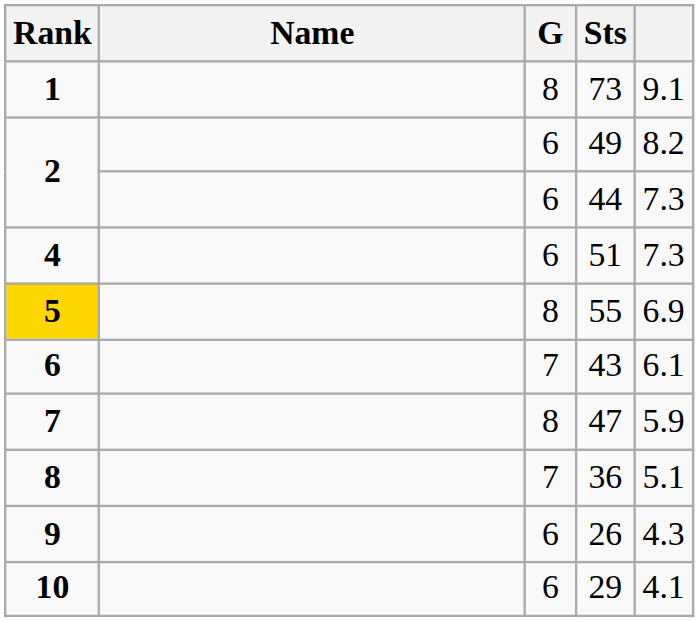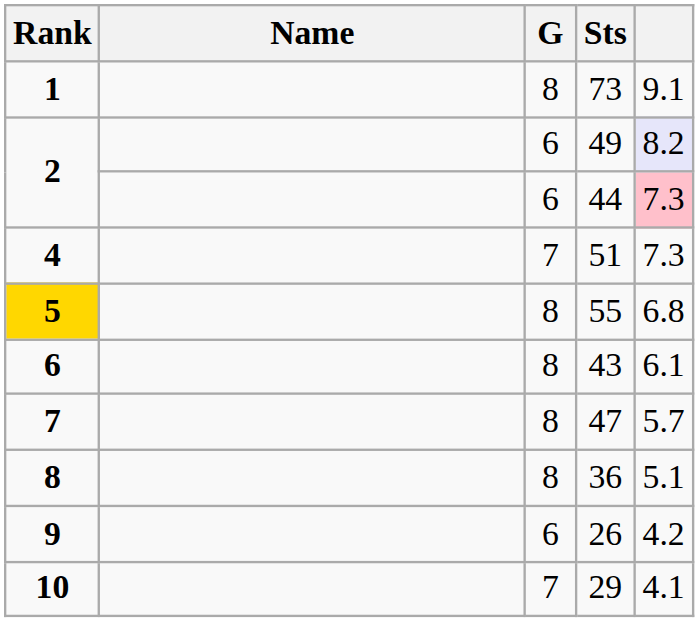(664, 143) no background -> (664, 143) lavender background
(664, 199) no background -> (664, 199) pink background
(550, 254) 6 -> (550, 254) 7
(664, 310) 6.9 -> (664, 310) 6.8
(550, 366) 7 -> (550, 366) 8
(664, 421) 5.9 -> (664, 421) 5.7
(550, 477) 7 -> (550, 477) 8
(664, 532) 4.3 -> (664, 532) 4.2
(550, 588) 6 -> (550, 588) 7
